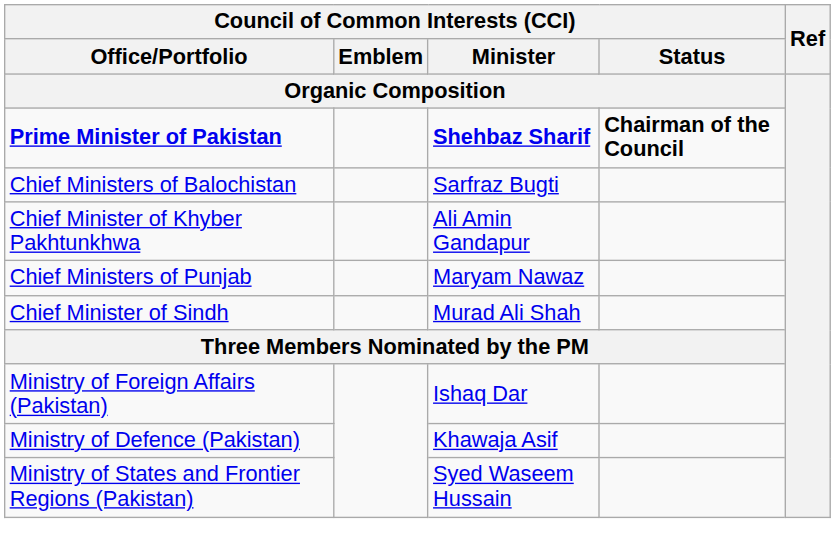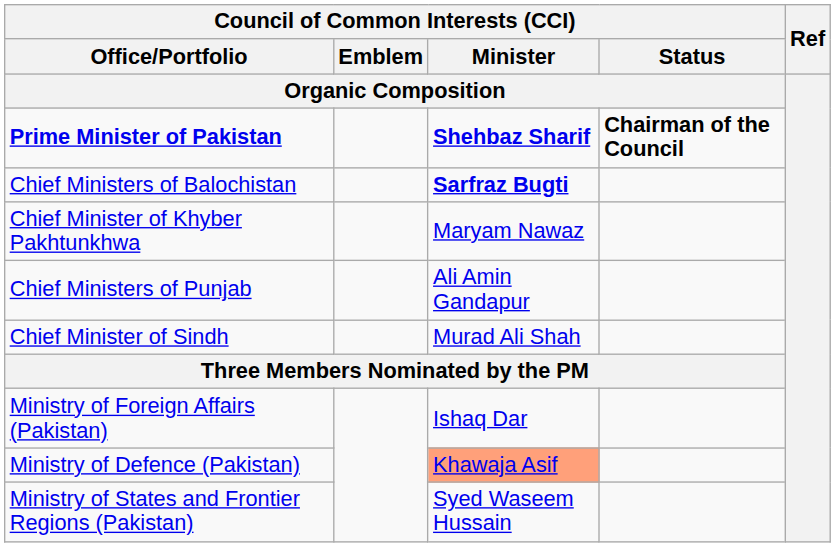(496, 184) normal -> (501, 184) bold
(481, 231) Ali Amin Gandapur -> (509, 231) Maryam Nawaz
(509, 277) Maryam Nawaz -> (481, 290) Ali Amin Gandapur
(495, 440) no background -> (495, 464) lightsalmon background
